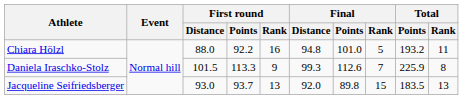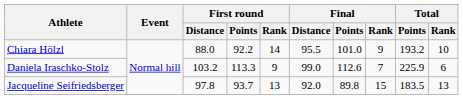(275, 49) 16 -> (275, 49) 14
(311, 49) 94.8 -> (311, 49) 95.5
(381, 49) 5 -> (381, 49) 9
(443, 49) 11 -> (443, 49) 10
(205, 67) 101.5 -> (205, 67) 103.2
(311, 67) 99.3 -> (311, 67) 99.0
(443, 67) 8 -> (443, 67) 6
(205, 86) 93.0 -> (205, 86) 97.8
